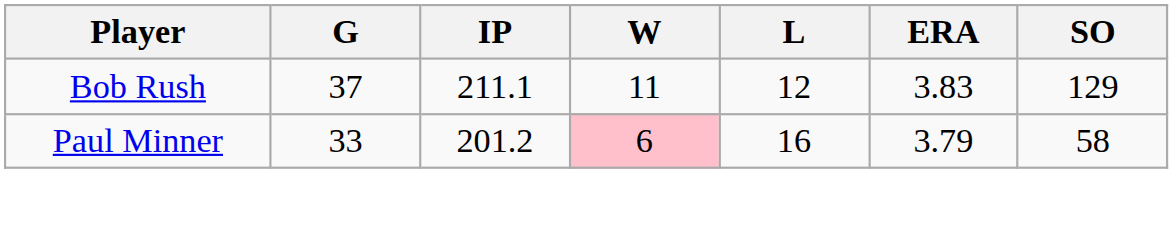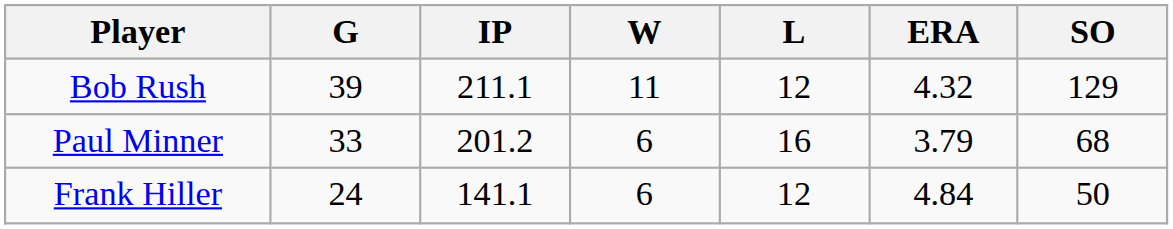(345, 85) 37 -> (345, 85) 39
(943, 85) 3.83 -> (943, 85) 4.32
(644, 140) pink background -> (644, 140) no background
(1093, 140) 58 -> (1093, 140) 68
+ row: (138, 194)
